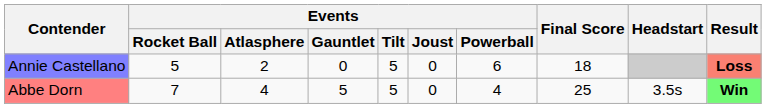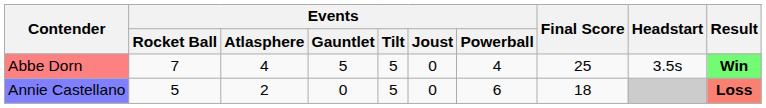rows swapped: (45, 90) <-> (67, 66)
